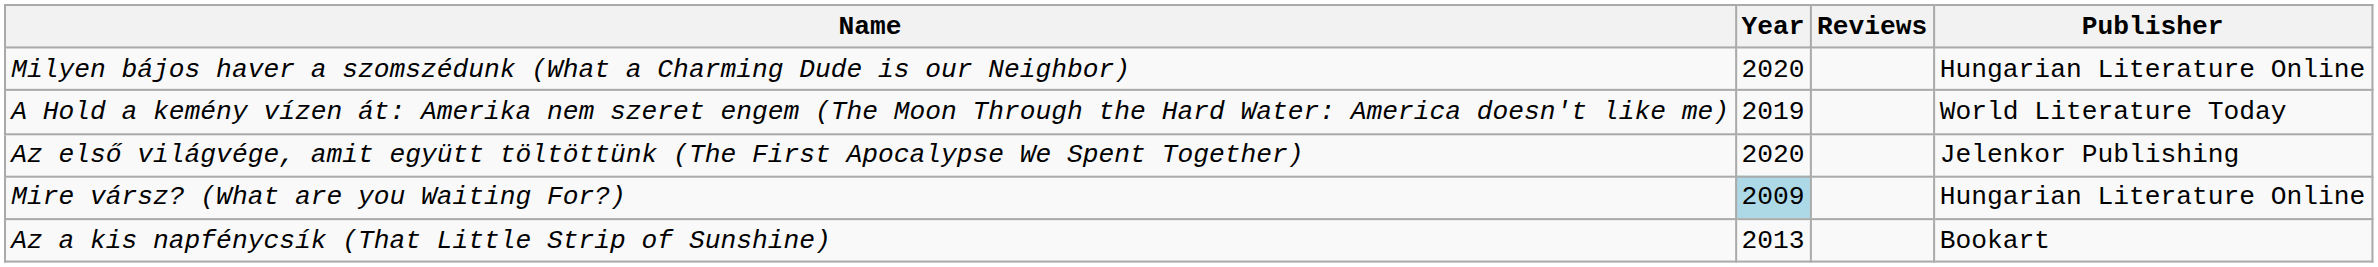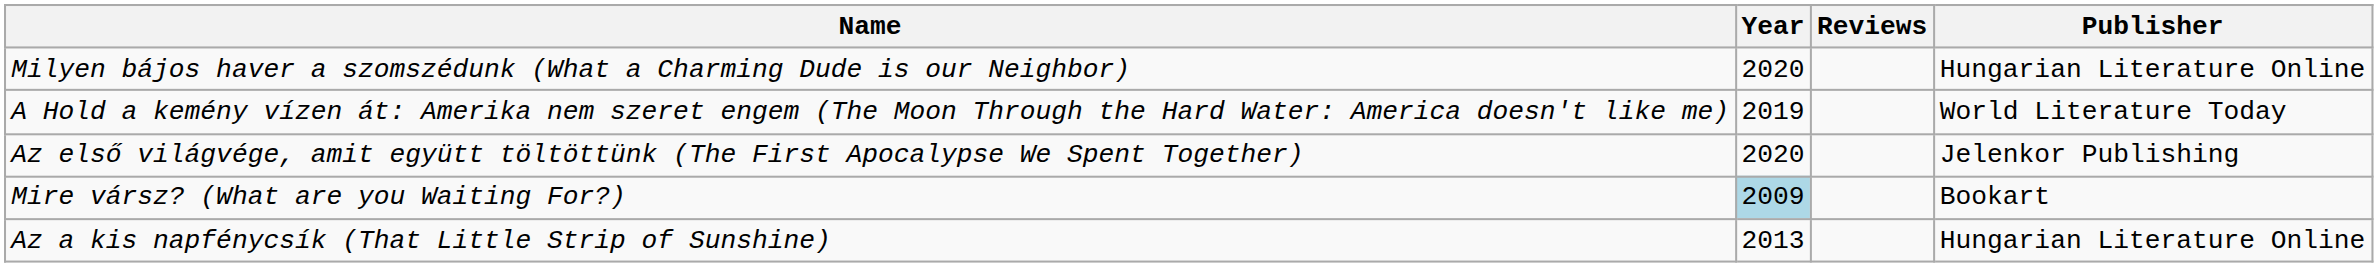(2153, 198) Hungarian Literature Online -> (1995, 198) Bookart
(1995, 240) Bookart -> (2153, 240) Hungarian Literature Online
